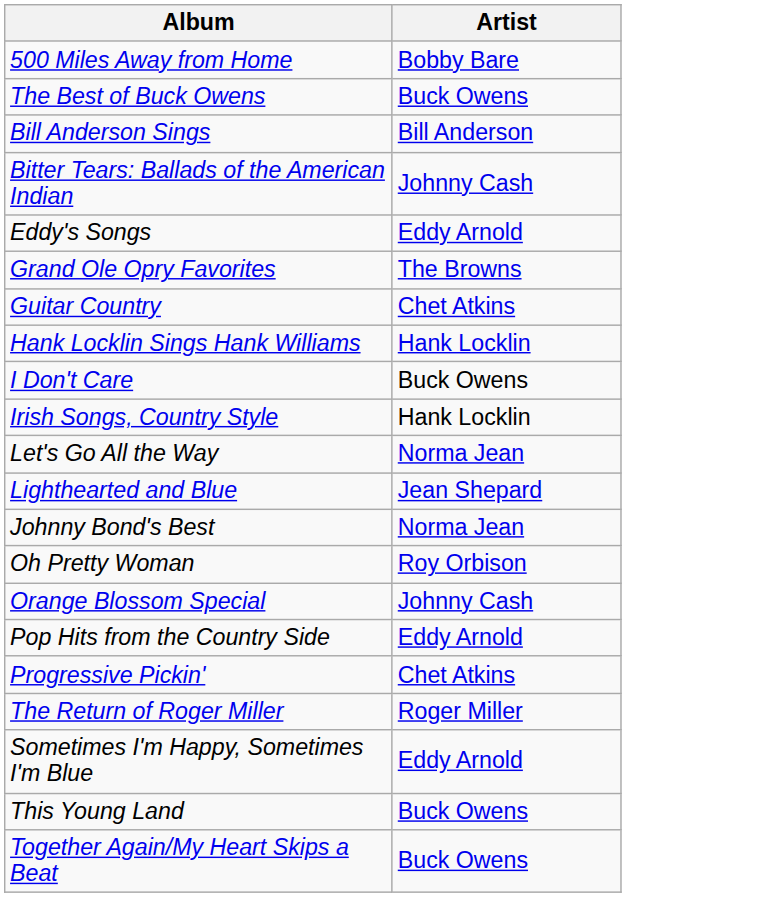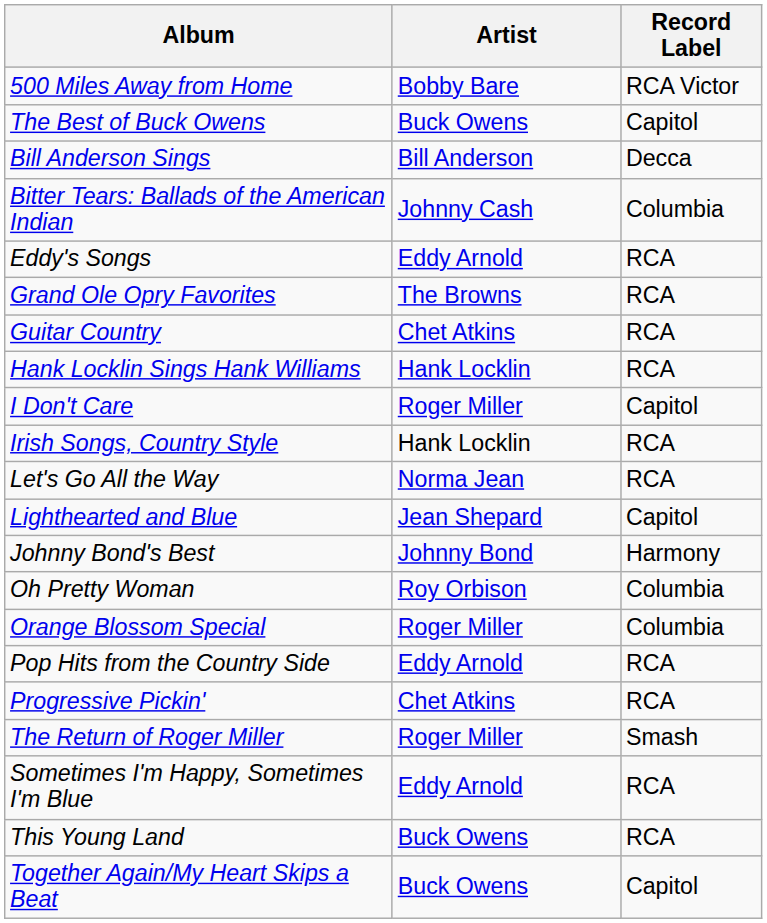+ column: (691, 35)
(463, 380) Buck Owens -> (460, 406) Roger Miller
(461, 527) Norma Jean -> (465, 553) Johnny Bond
(465, 600) Johnny Cash -> (460, 627) Roger Miller
